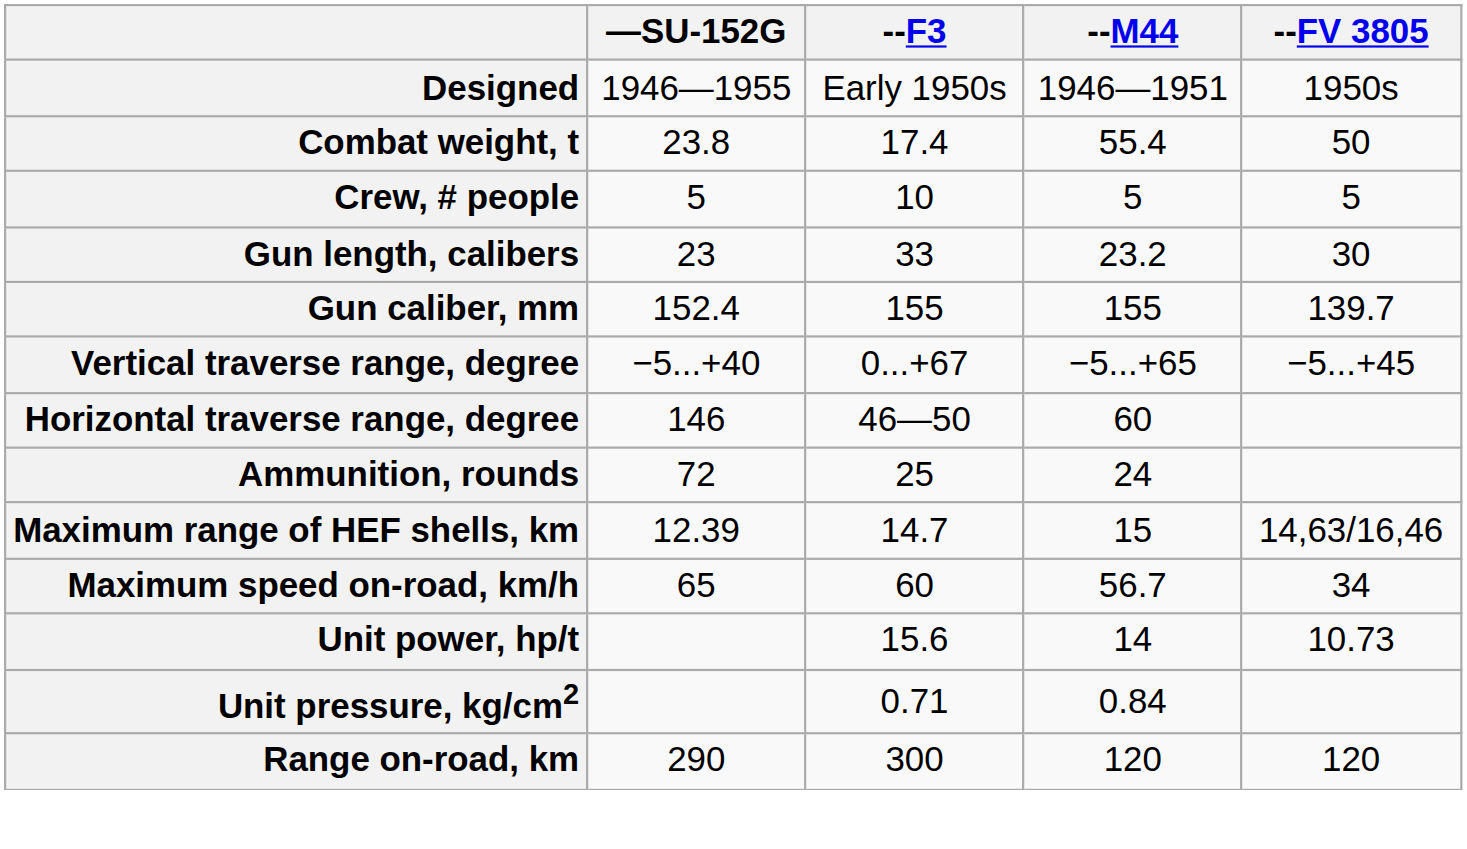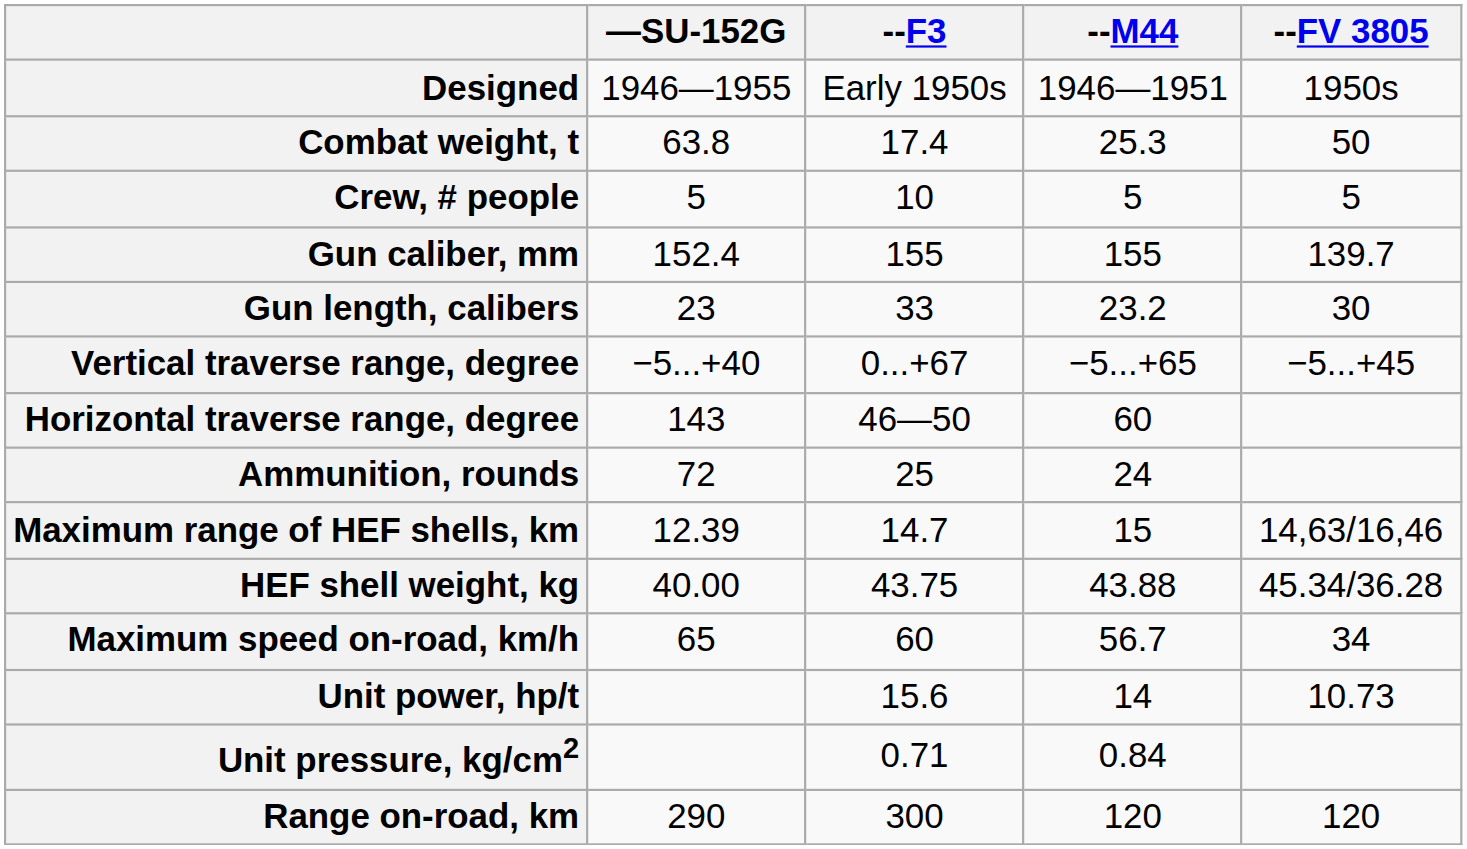(696, 142) 23.8 -> (696, 142) 63.8
(1133, 142) 55.4 -> (1133, 142) 25.3
rows swapped: (443, 308) <-> (411, 253)
(696, 419) 146 -> (696, 419) 143
+ row: (410, 585)
